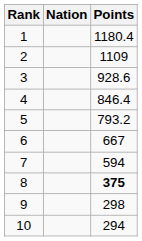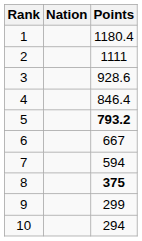(114, 57) 1109 -> (114, 57) 1111
(114, 120) normal -> (114, 120) bold
(114, 204) 298 -> (114, 204) 299
